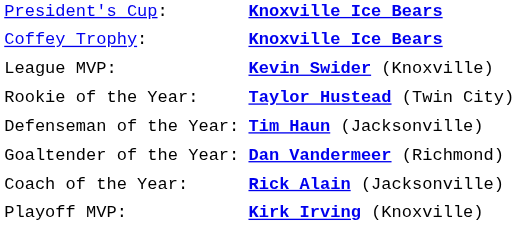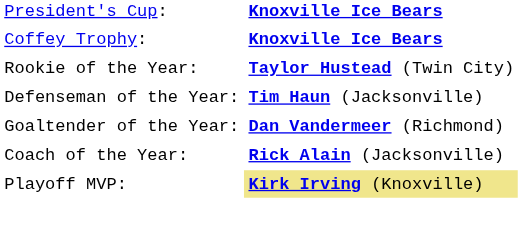- row: (60, 69)
(366, 213) no background -> (366, 184) khaki background
